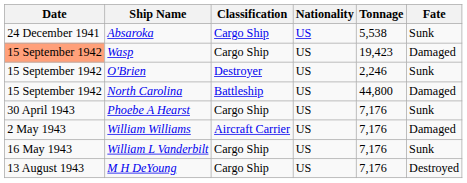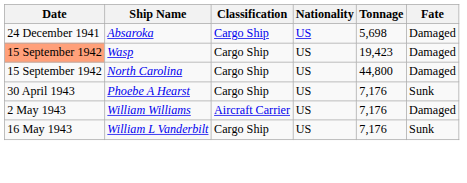(373, 33) 5,538 -> (373, 33) 5,698
(422, 33) Sunk -> (432, 33) Damaged
- row: (127, 71)
(239, 91) Battleship -> (242, 71) Cargo Ship
- row: (142, 168)
